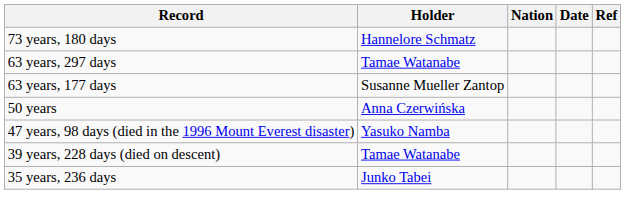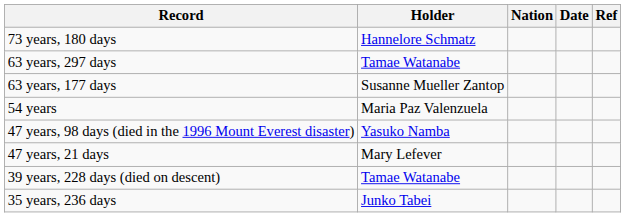+ row: (32, 108)
- row: (32, 108)
+ row: (58, 154)
